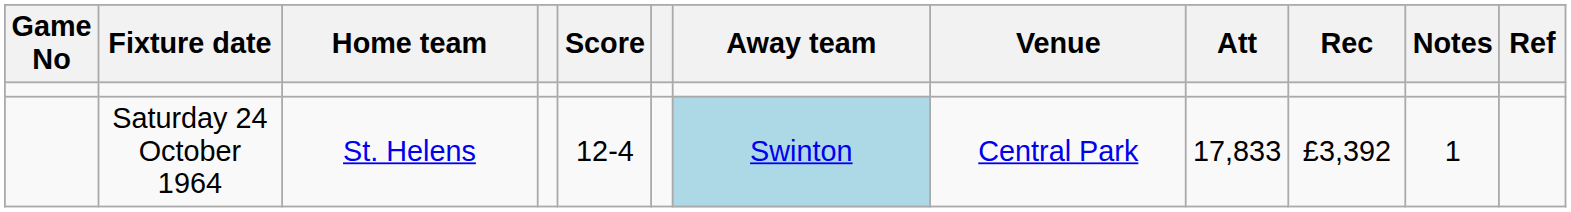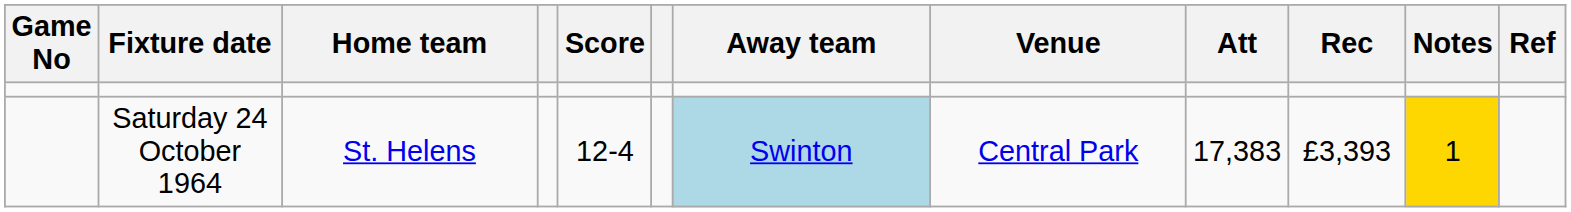(1237, 151) 17,833 -> (1237, 151) 17,383
(1347, 151) £3,392 -> (1347, 151) £3,393
(1453, 151) no background -> (1453, 151) gold background
